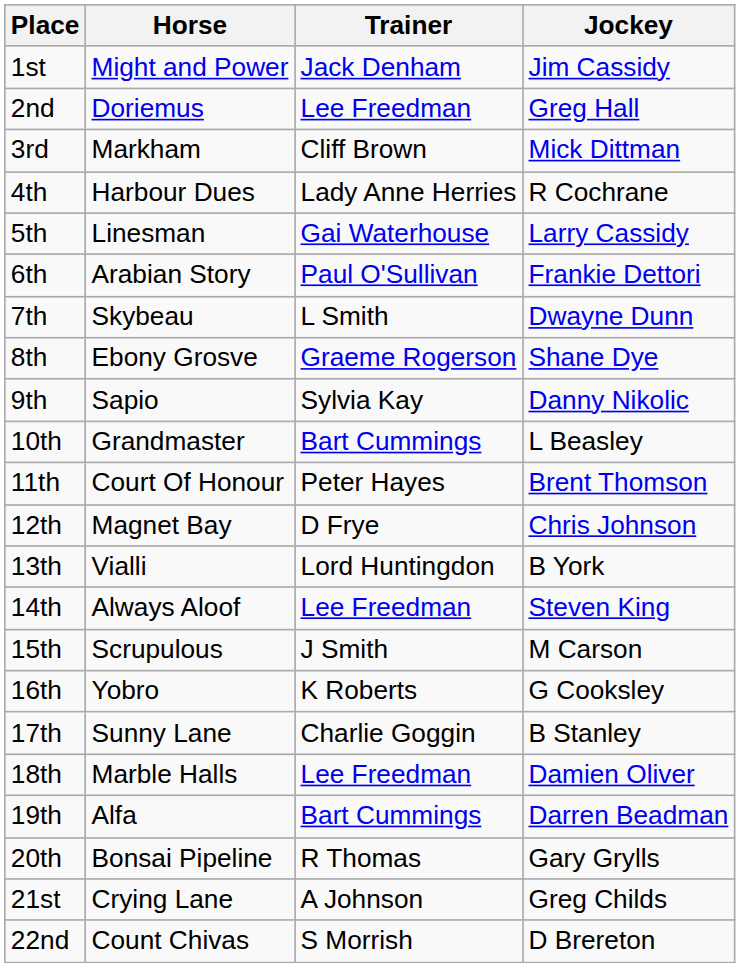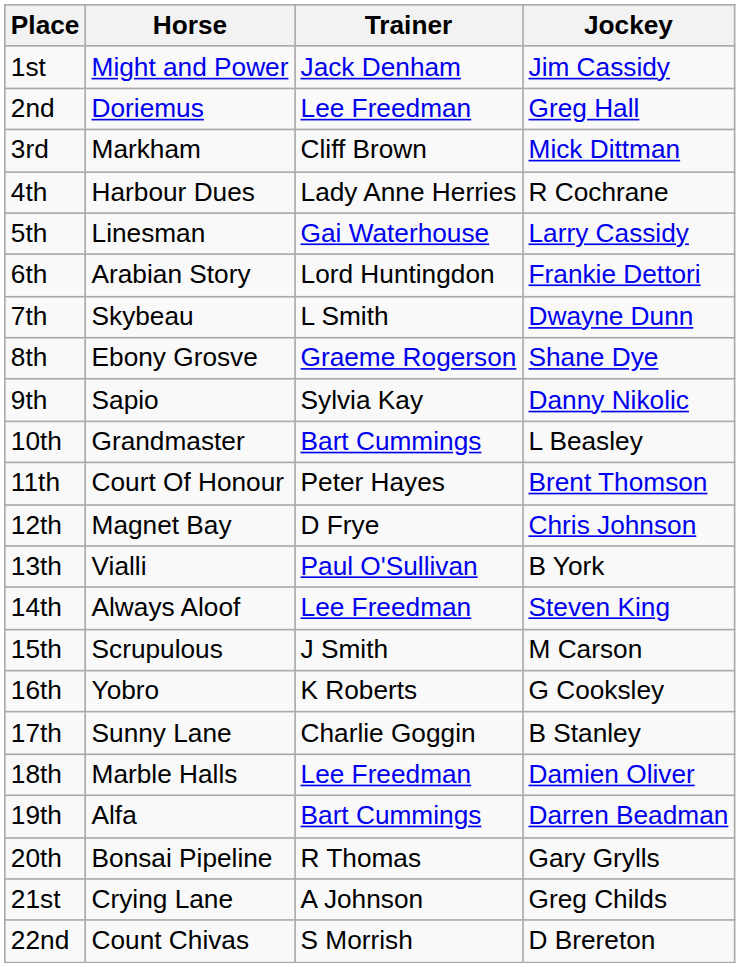(389, 274) Paul O'Sullivan -> (398, 274) Lord Huntingdon
(398, 566) Lord Huntingdon -> (389, 566) Paul O'Sullivan
